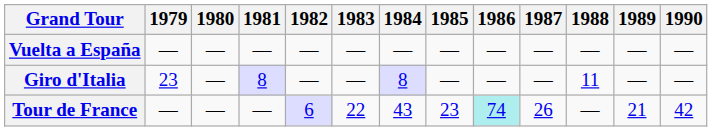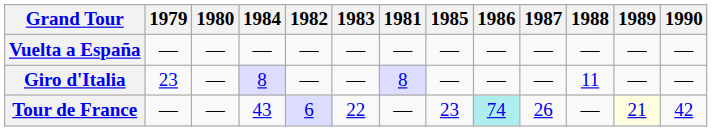columns swapped: (262, 19) <-> (403, 19)
(637, 110) no background -> (637, 110) lightyellow background
